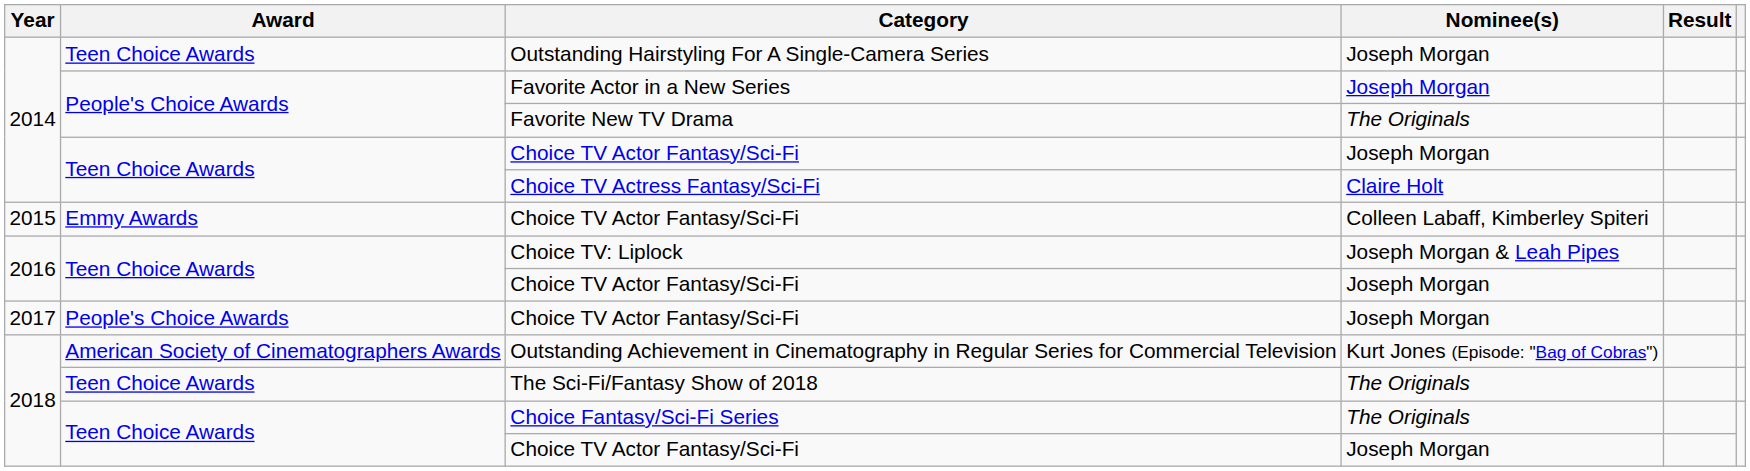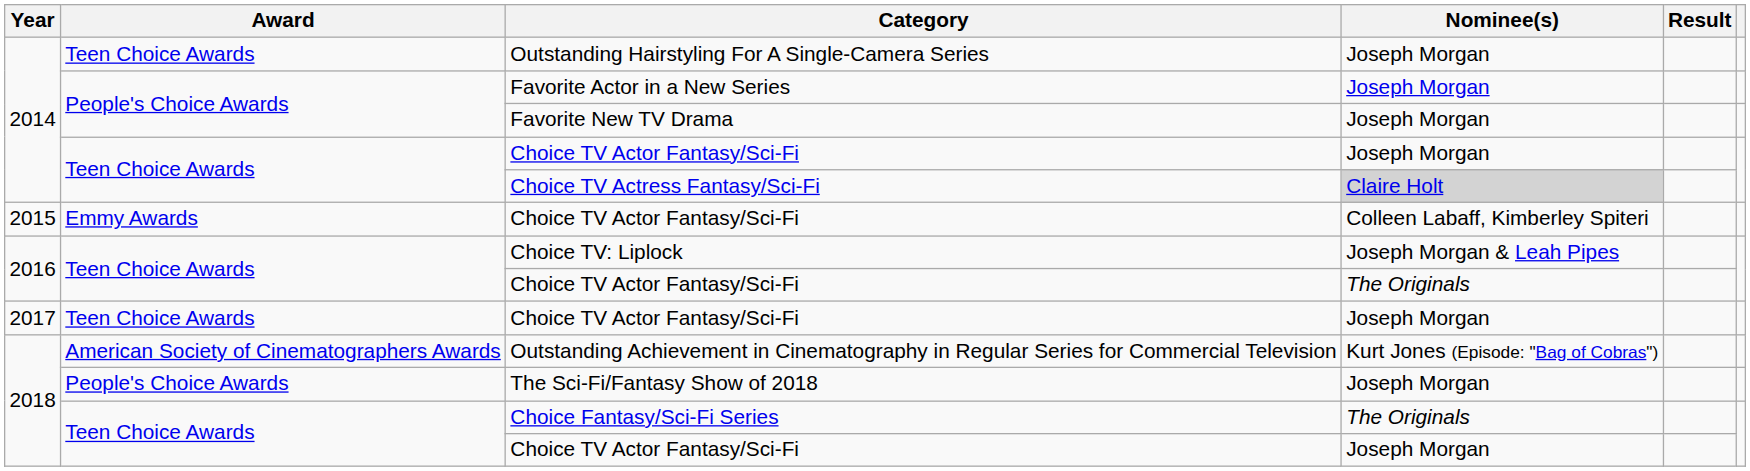(1408, 119) The Originals -> (1418, 119) Joseph Morgan
(1395, 185) no background -> (1395, 185) lightgrey background
(1418, 284) Joseph Morgan -> (1408, 284) The Originals
(177, 317) People's Choice Awards -> (160, 317) Teen Choice Awards
(160, 383) Teen Choice Awards -> (177, 383) People's Choice Awards
(1408, 383) The Originals -> (1418, 383) Joseph Morgan
